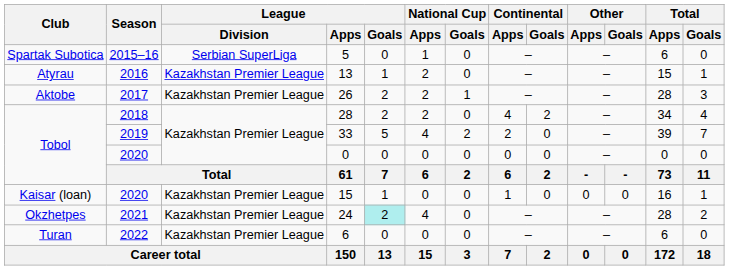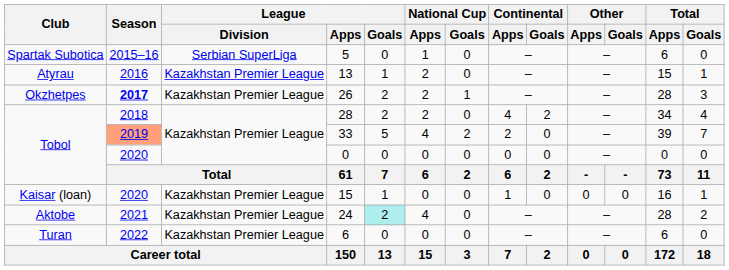(55, 94) Aktobe -> (55, 94) Okzhetpes
(134, 94) normal -> (134, 94) bold
(134, 134) no background -> (134, 134) lightsalmon background
(55, 214) Okzhetpes -> (55, 214) Aktobe
